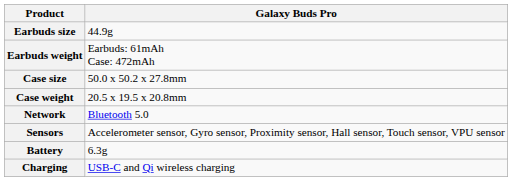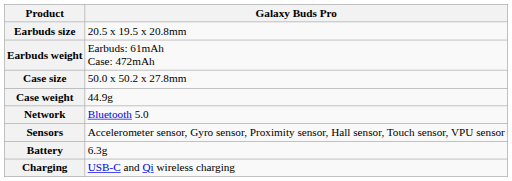(100, 31) 44.9g -> (137, 31) 20.5 x 19.5 x 20.8mm
(137, 97) 20.5 x 19.5 x 20.8mm -> (100, 97) 44.9g
